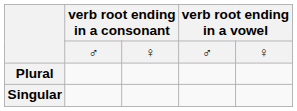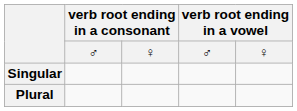rows swapped: (35, 95) <-> (35, 73)
